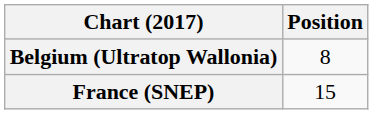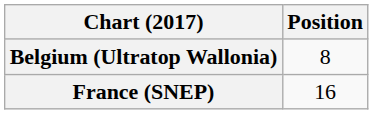(325, 91) 15 -> (325, 91) 16
